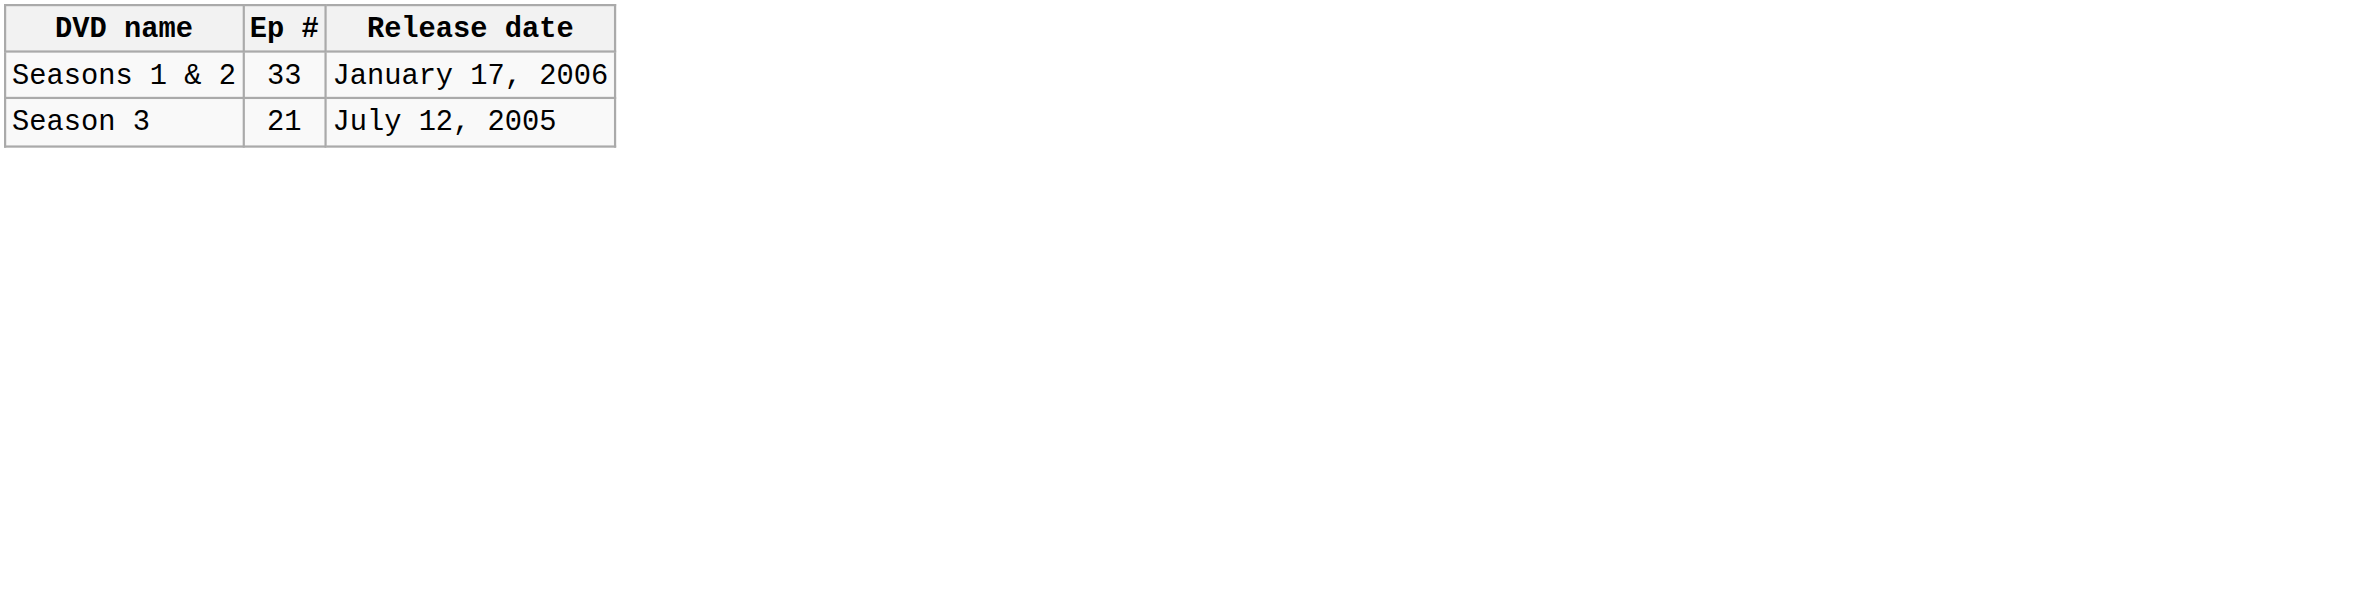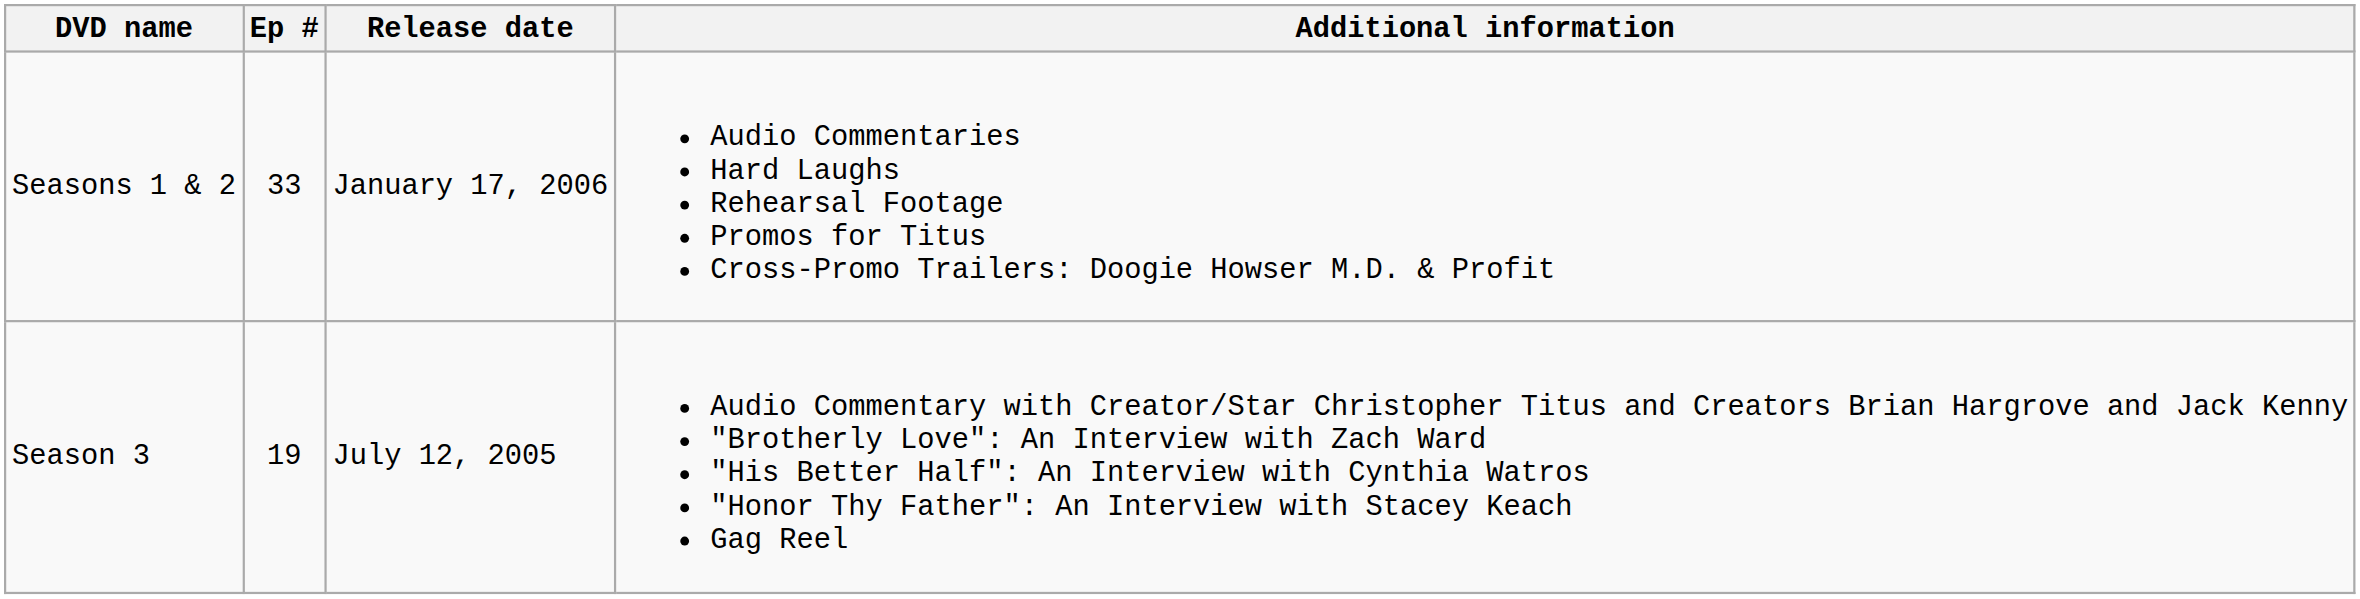+ column: (1485, 29)
(284, 122) 21 -> (284, 457) 19
